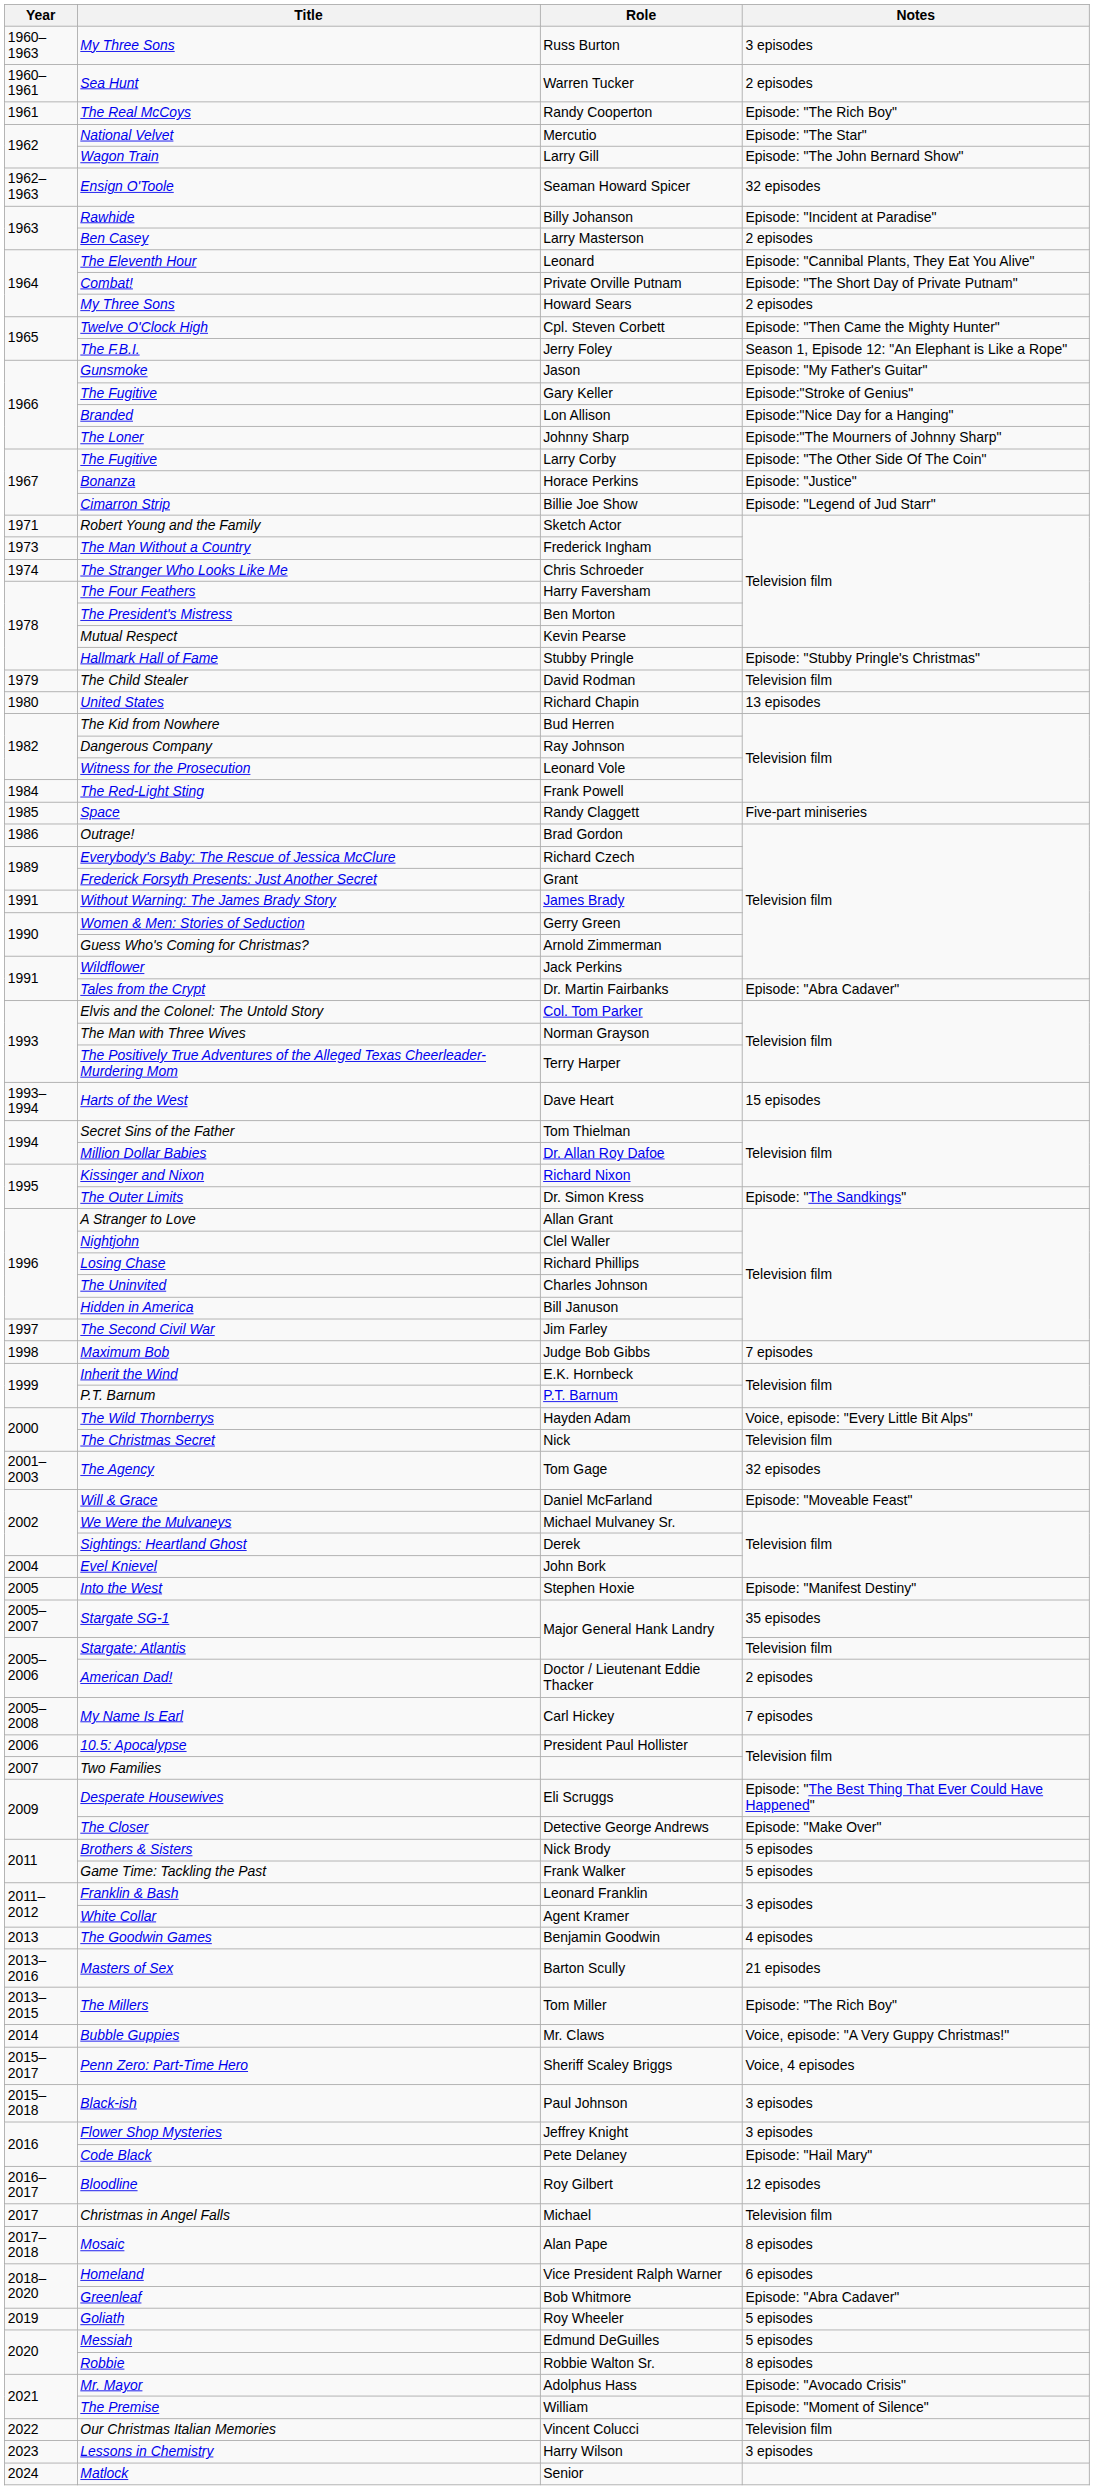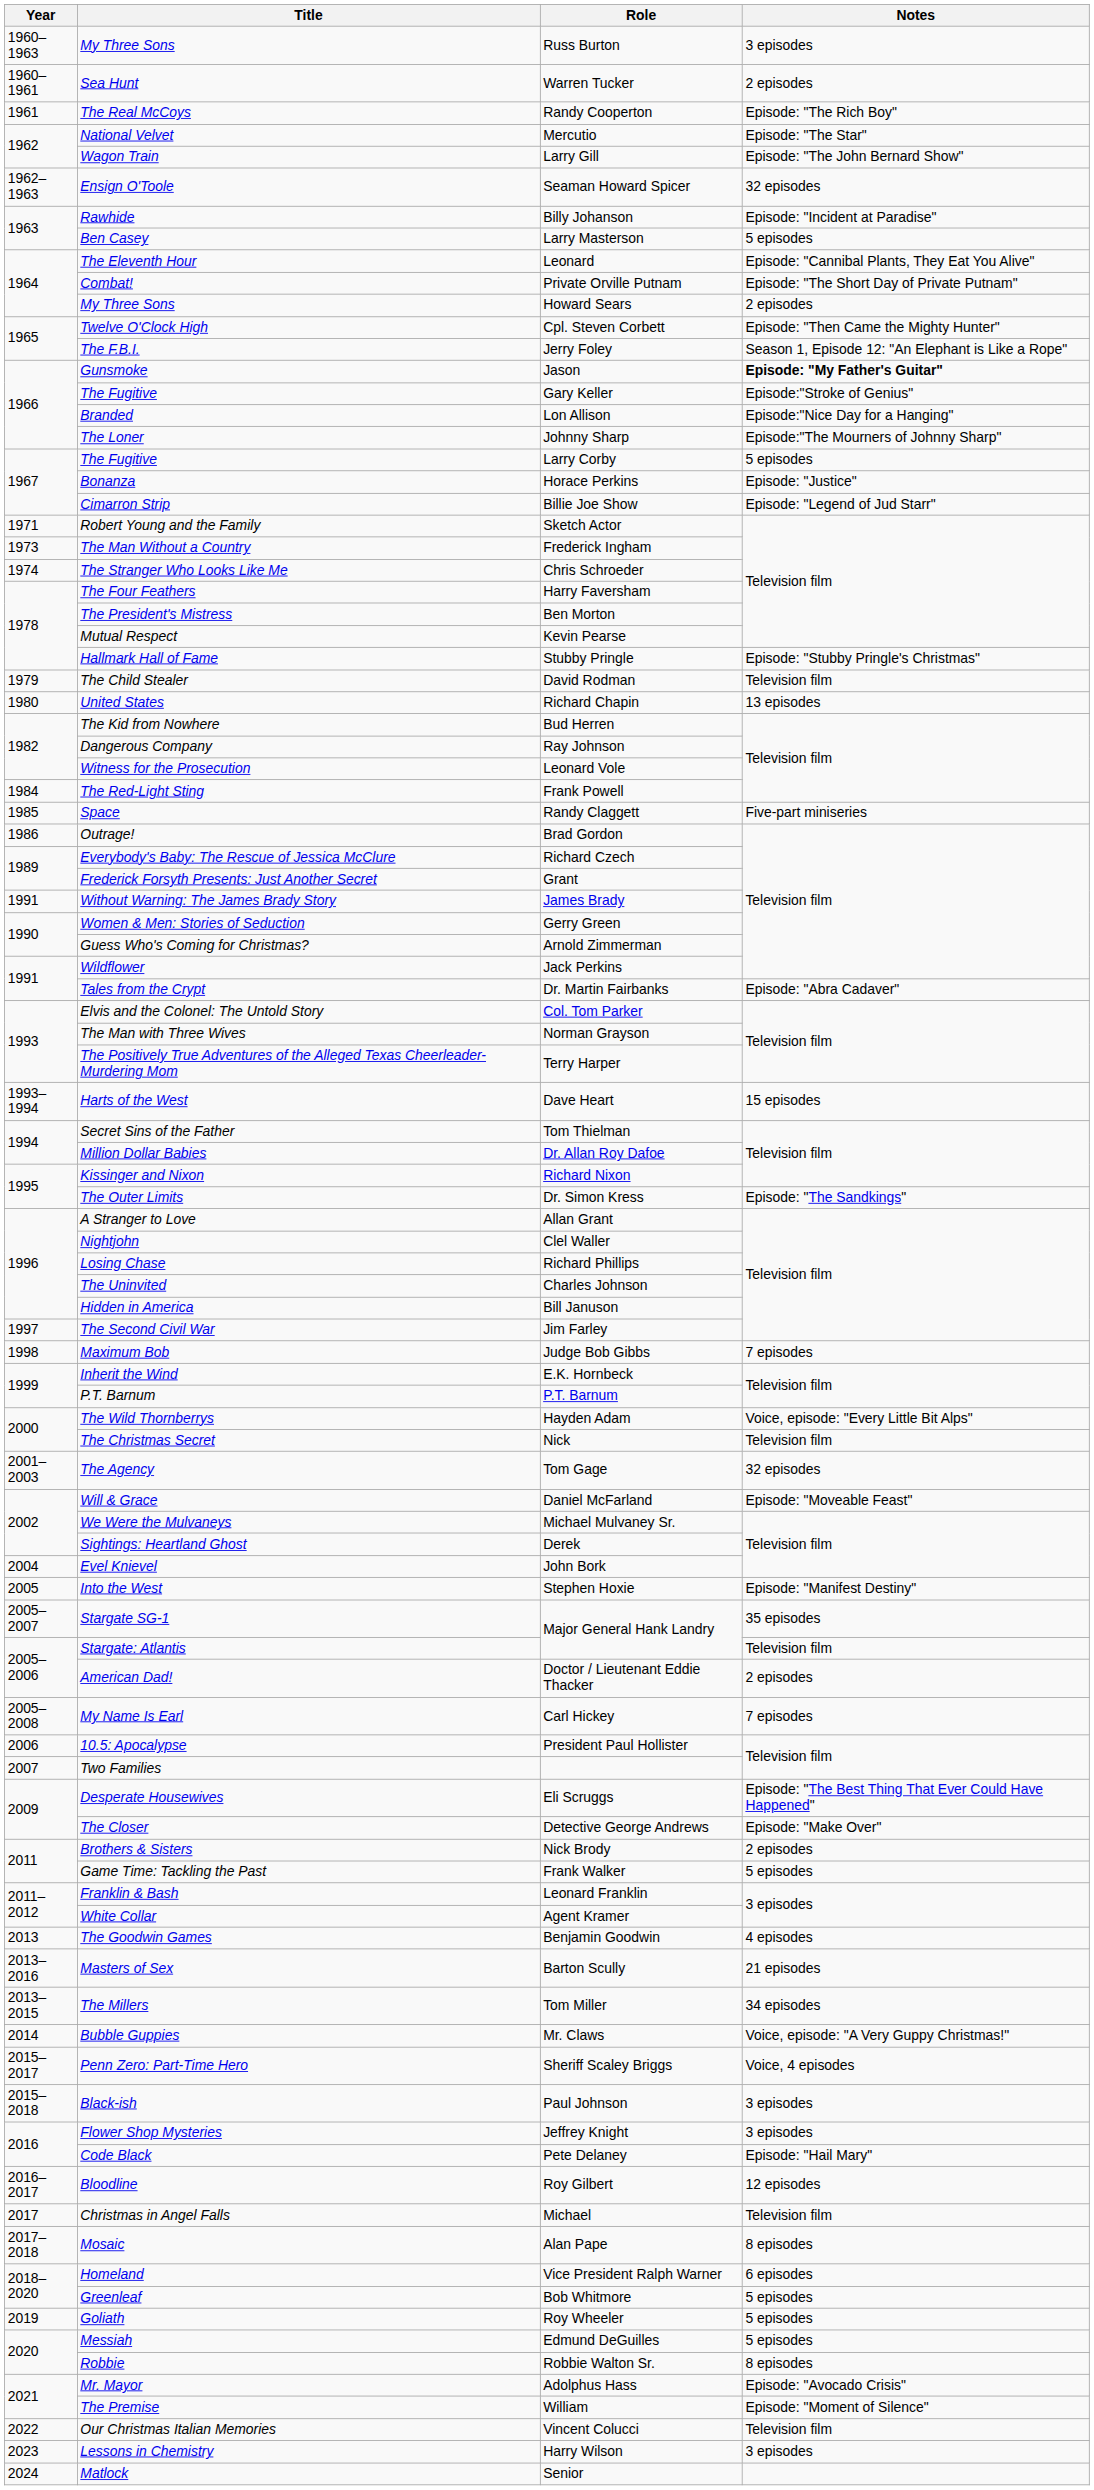(779, 239) 2 episodes -> (779, 239) 5 episodes
(836, 371) normal -> (844, 371) bold
(866, 459) Episode: "The Other Side Of The Coin" -> (779, 459) 5 episodes
(779, 1849) 5 episodes -> (779, 1849) 2 episodes
(821, 2005) Episode: "The Rich Boy" -> (783, 2005) 34 episodes
(822, 2297) Episode: "Abra Cadaver" -> (779, 2297) 5 episodes
